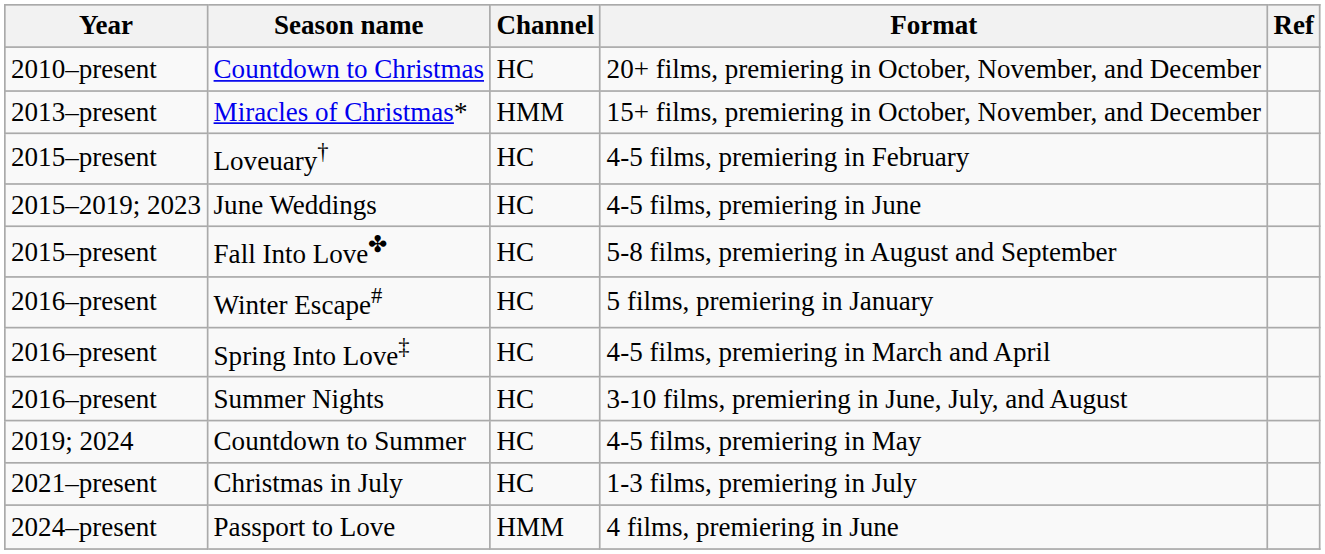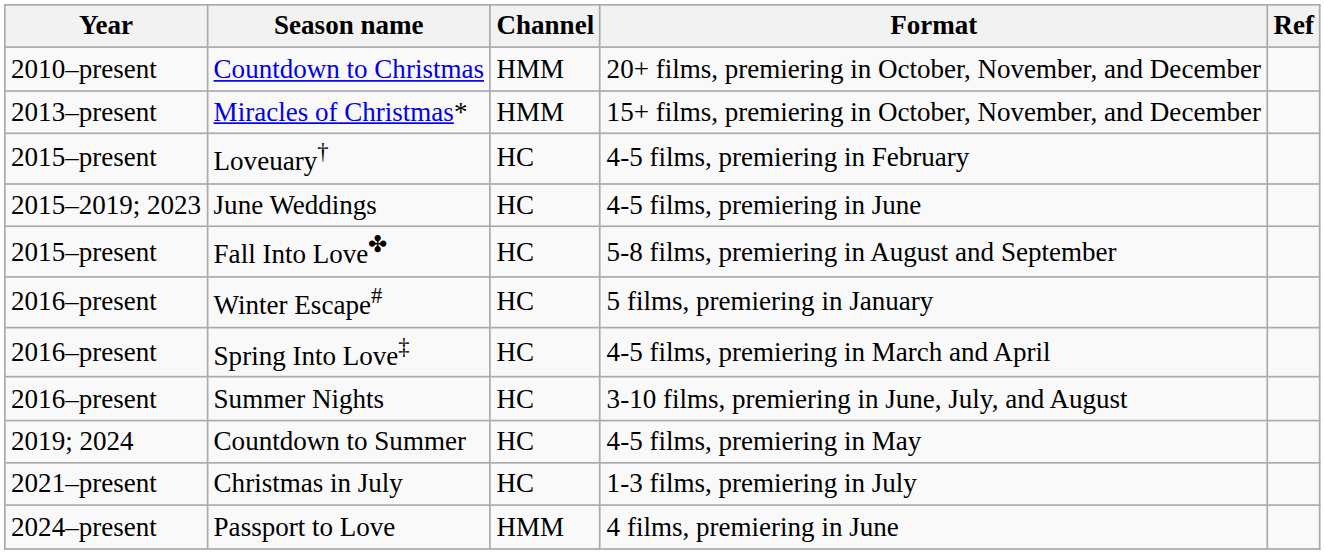(515, 68) HC -> (530, 68) HMM
